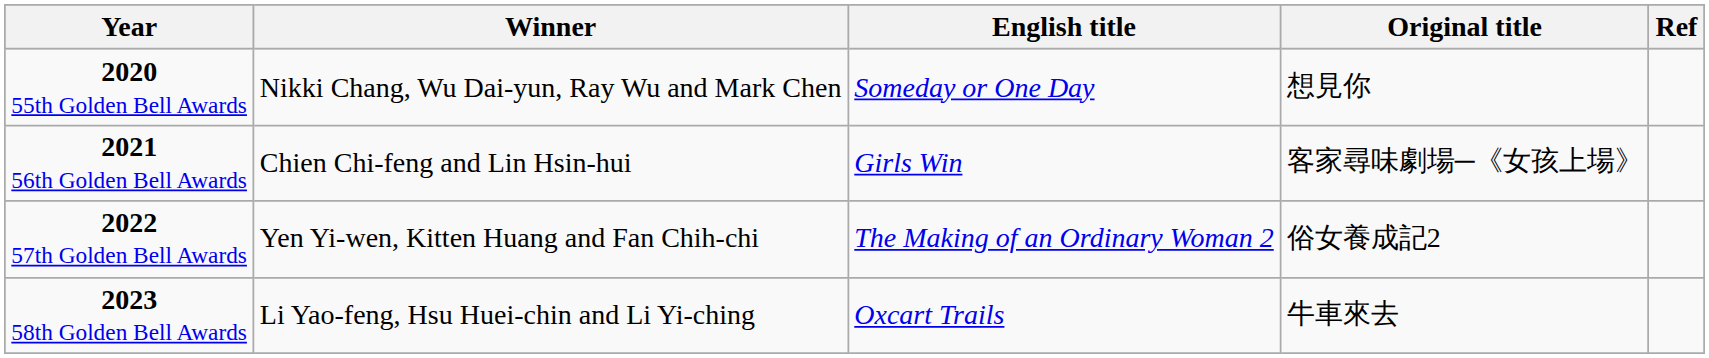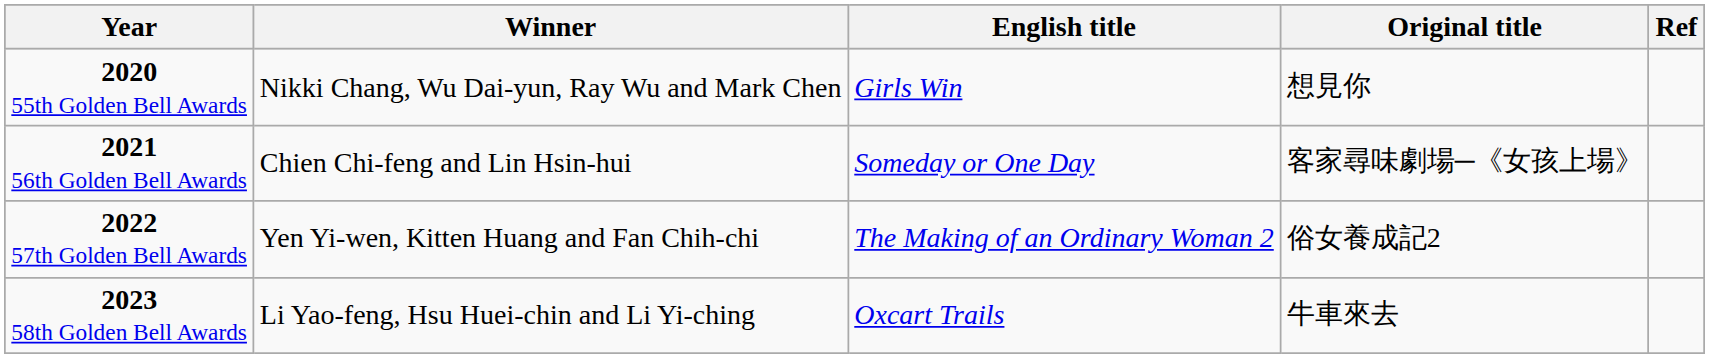(974, 86) Someday or One Day -> (908, 86) Girls Win
(908, 162) Girls Win -> (974, 162) Someday or One Day
